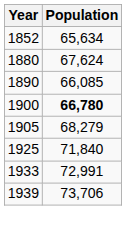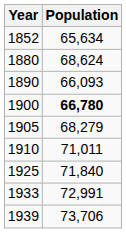(82, 60) 67,624 -> (82, 60) 68,624
(82, 82) 66,085 -> (82, 82) 66,093
+ row: (23, 149)
